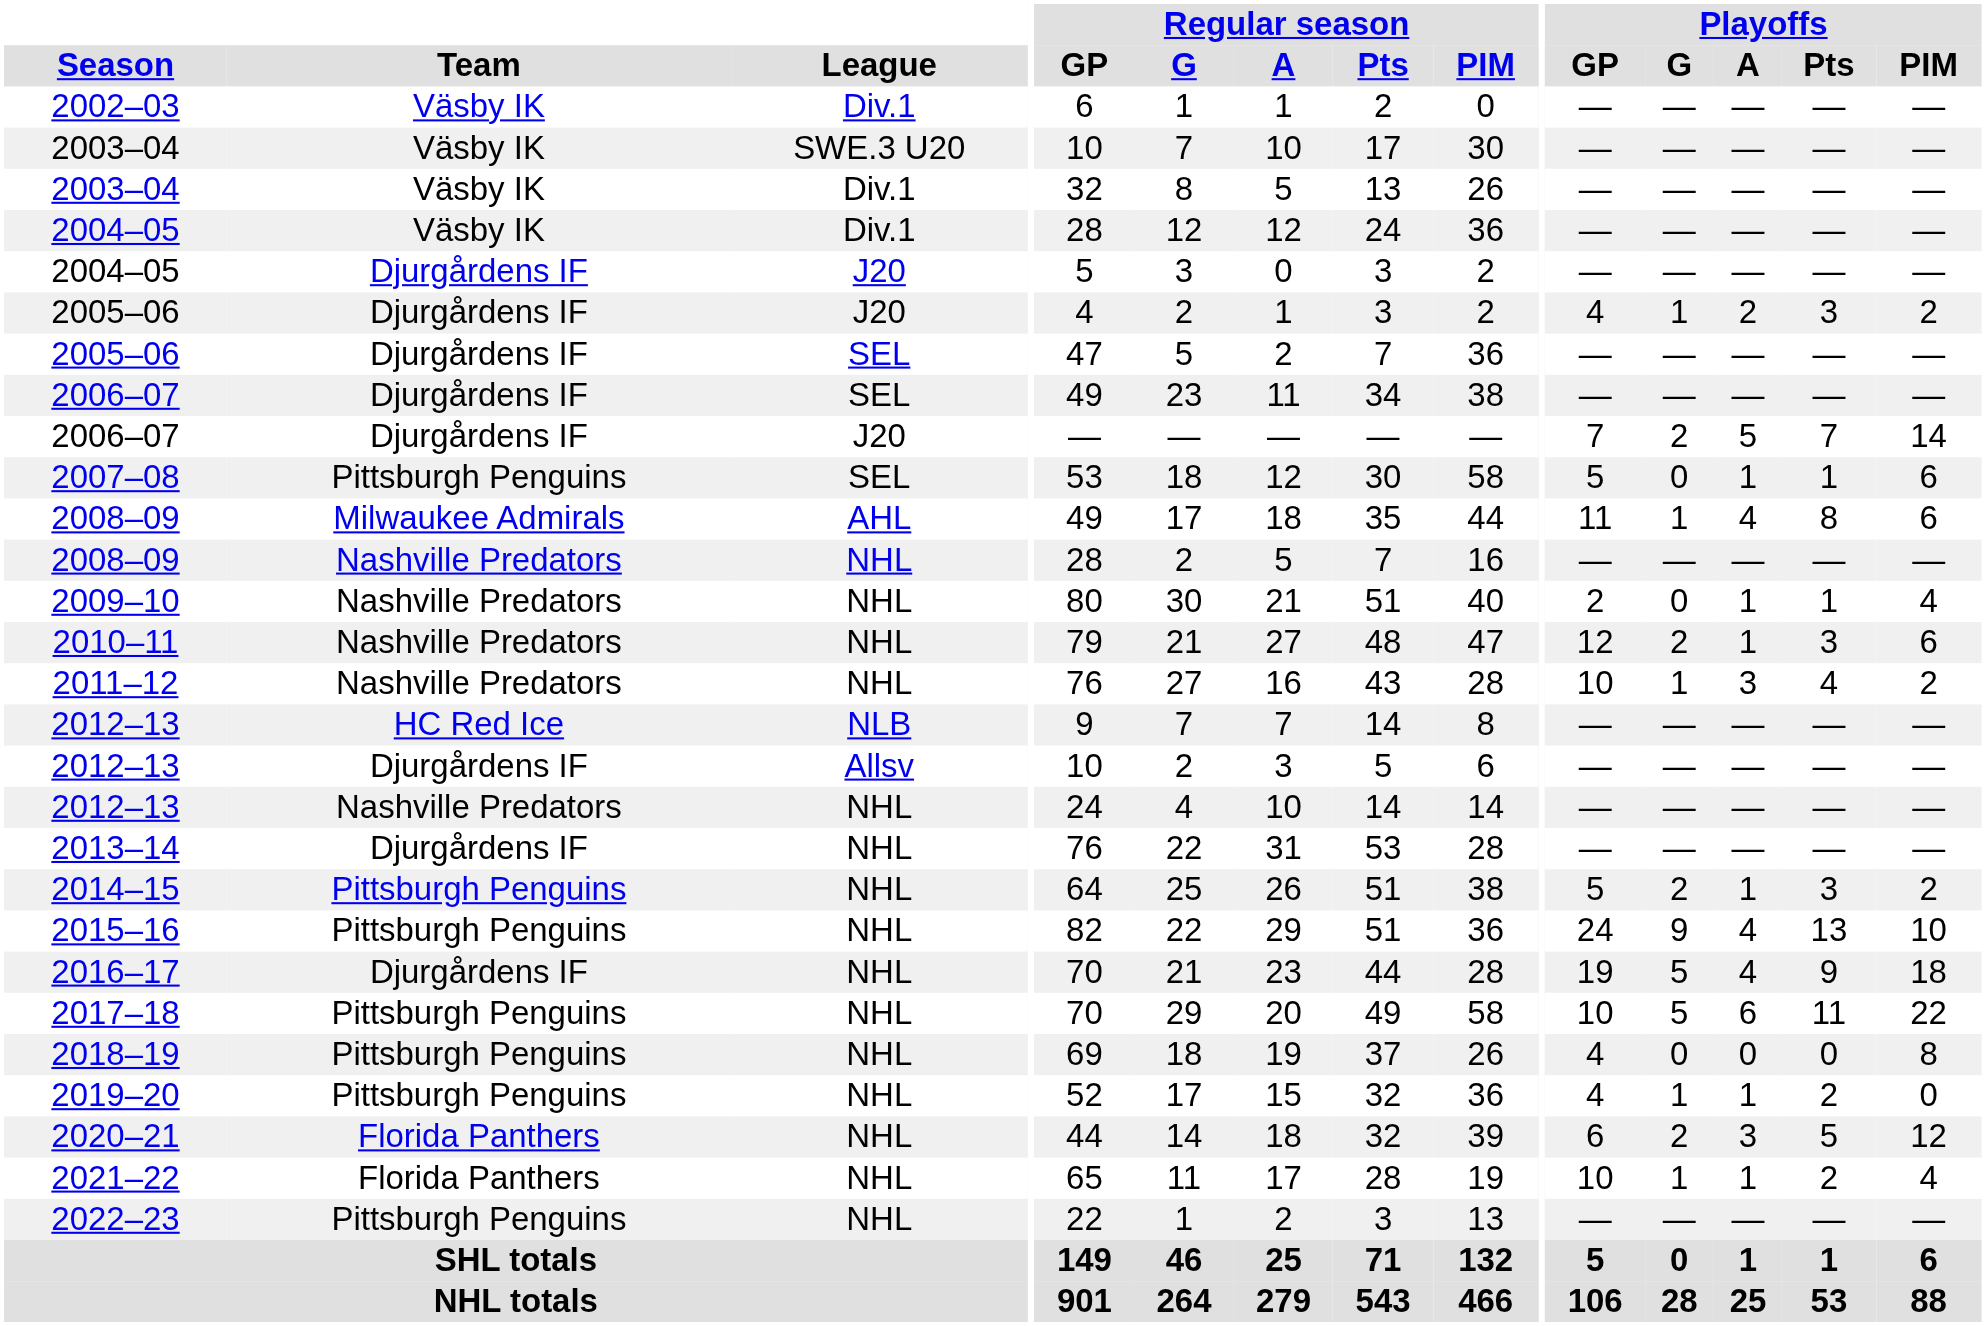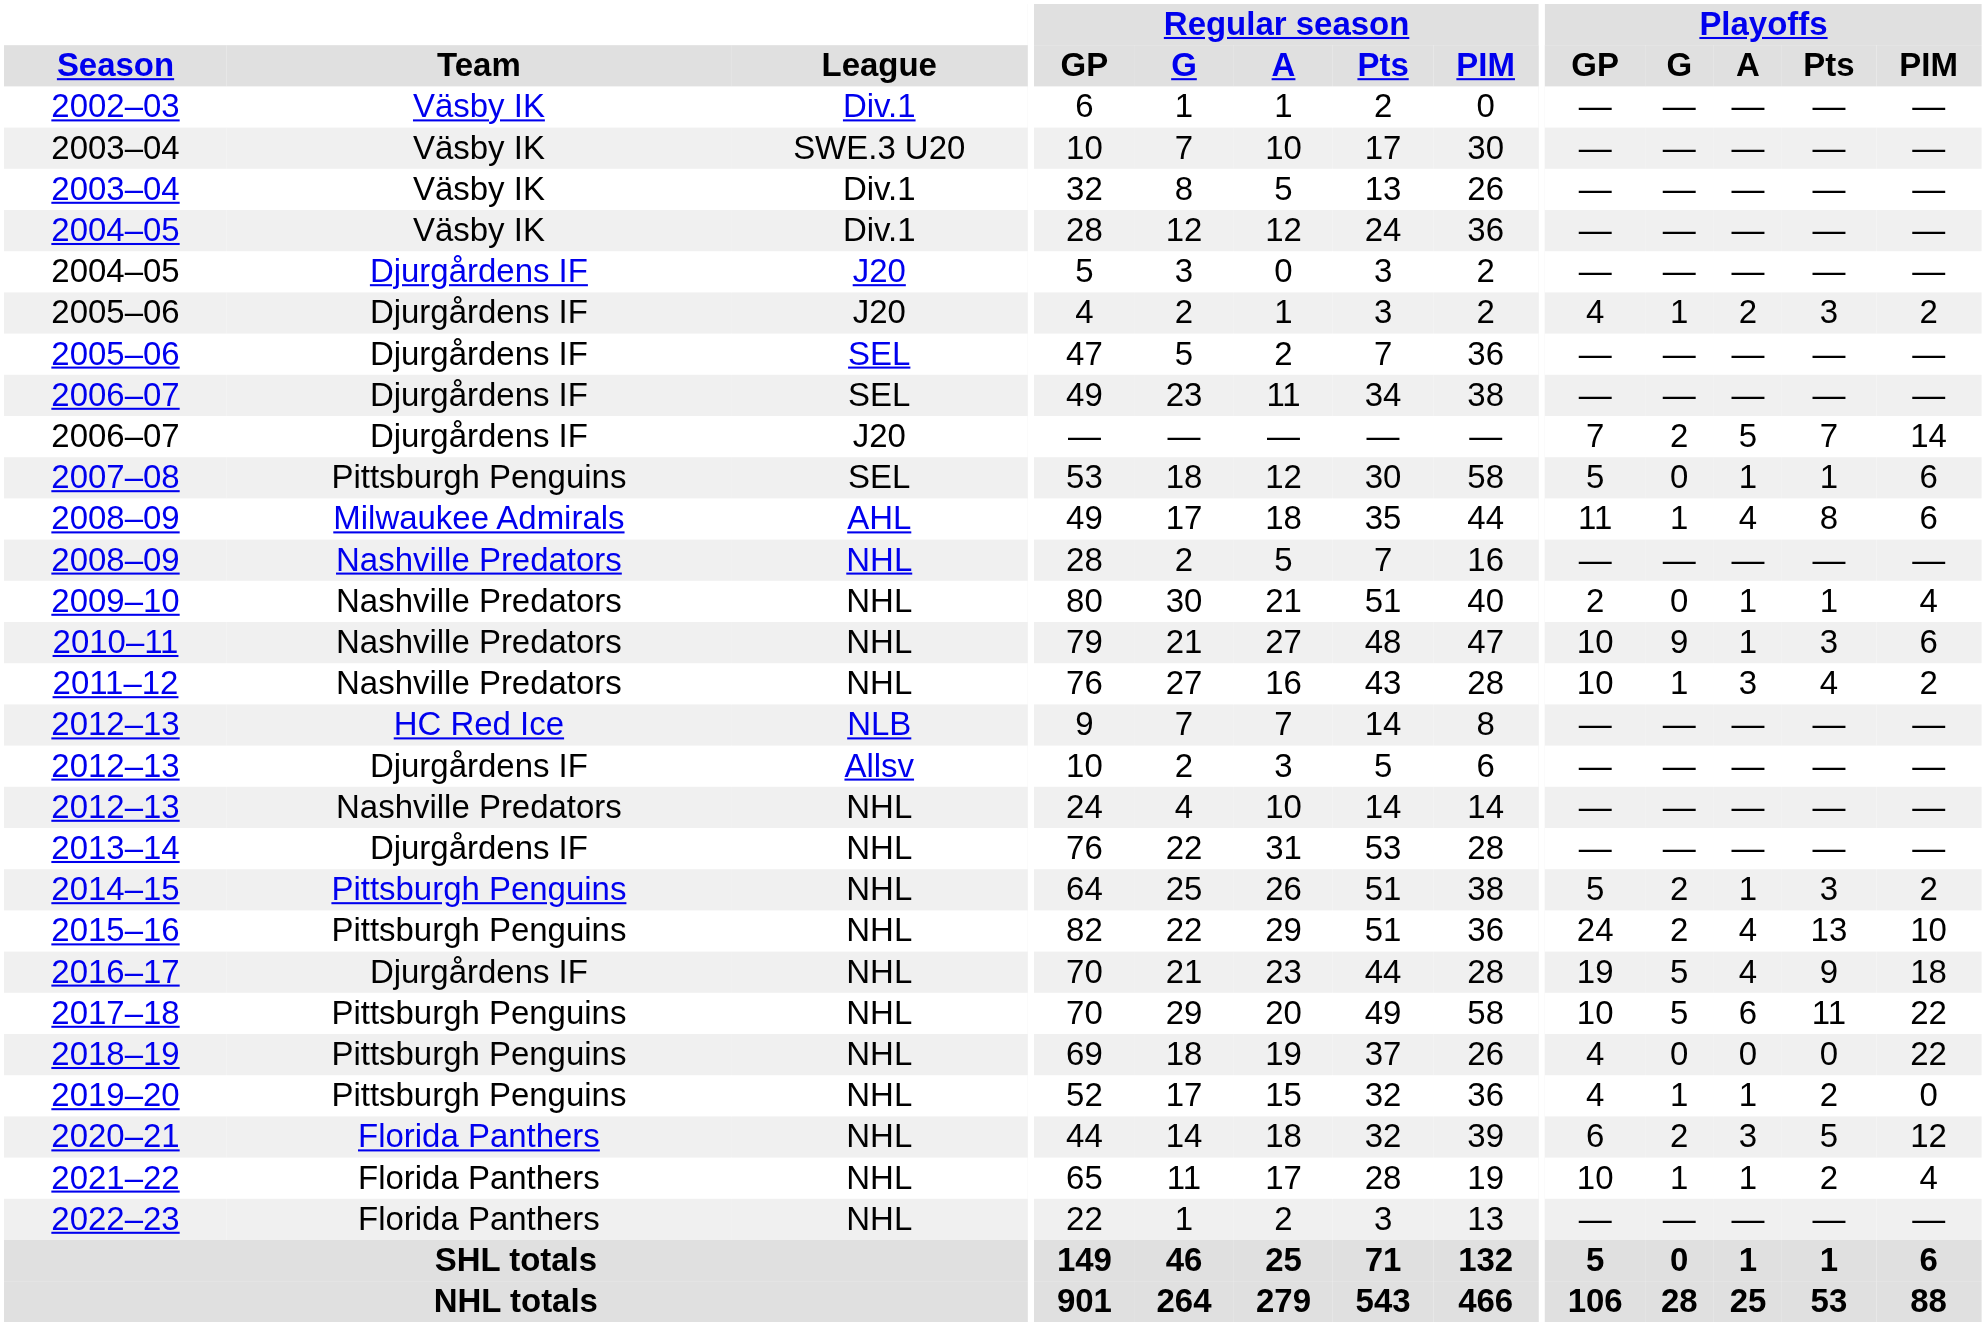(1595, 642) 12 -> (1595, 642) 10
(1679, 642) 2 -> (1679, 642) 9
(1679, 930) 9 -> (1679, 930) 2
(1929, 1054) 8 -> (1929, 1054) 22
(479, 1218) Pittsburgh Penguins -> (479, 1218) Florida Panthers
